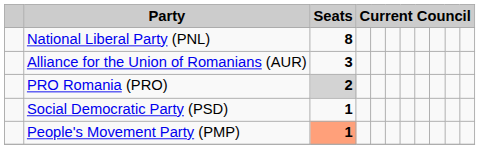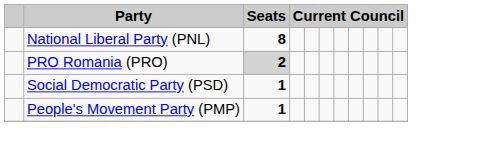- row: (167, 62)
(349, 132) lightsalmon background -> (282, 109) no background
